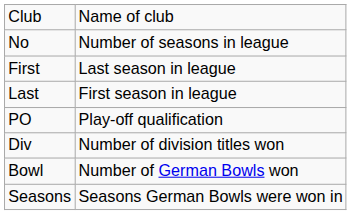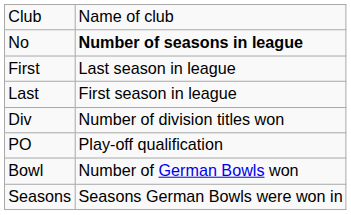(184, 42) normal -> (191, 42) bold
rows swapped: (20, 119) <-> (20, 145)
